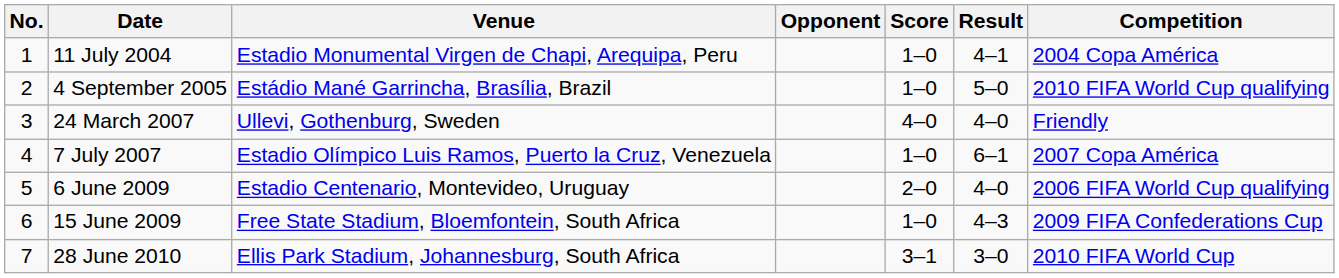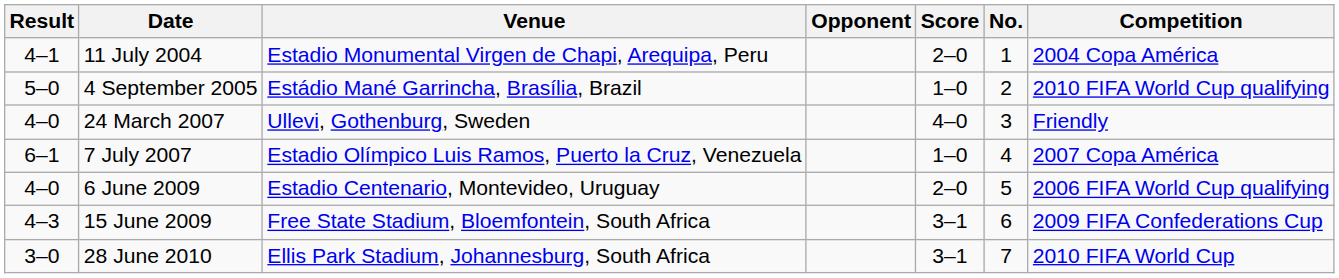columns swapped: (27, 21) <-> (991, 21)
(919, 54) 1–0 -> (950, 54) 2–0
(919, 222) 1–0 -> (950, 222) 3–1
